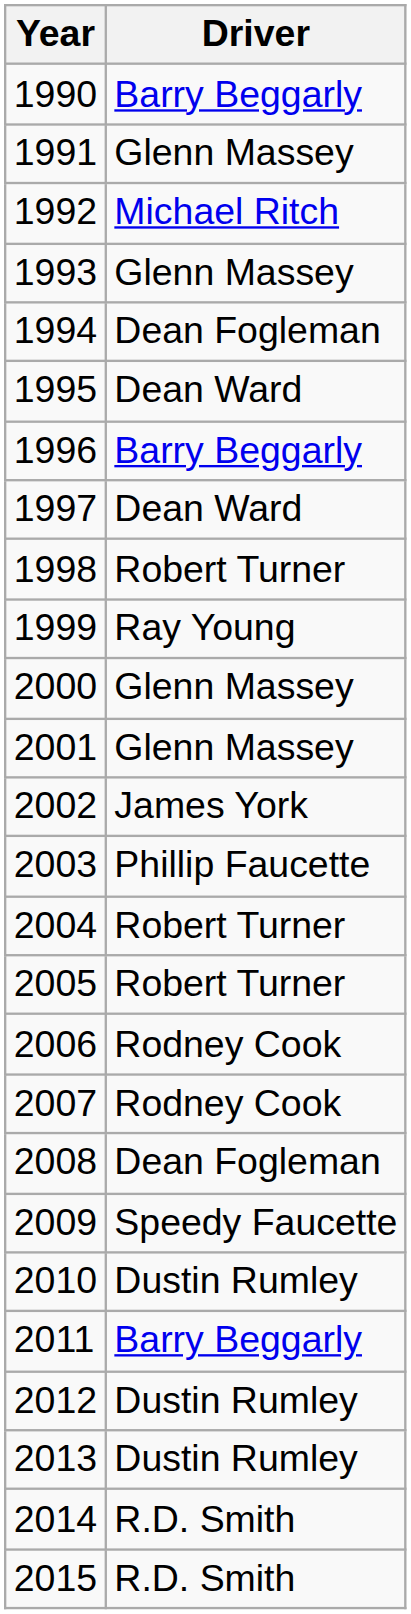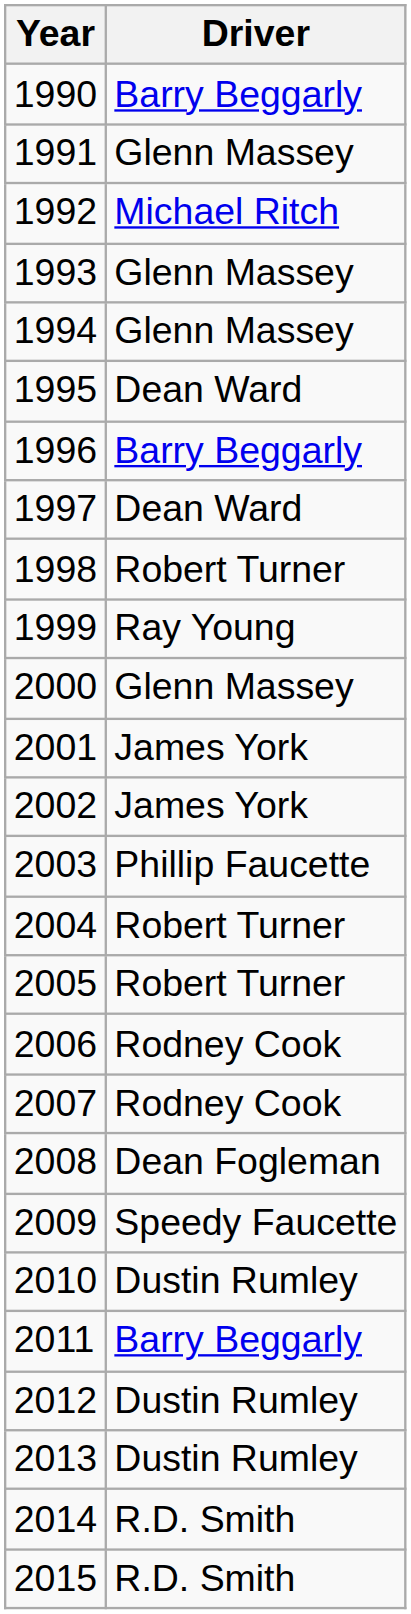(248, 331) Dean Fogleman -> (234, 331) Glenn Massey
(234, 746) Glenn Massey -> (211, 746) James York
